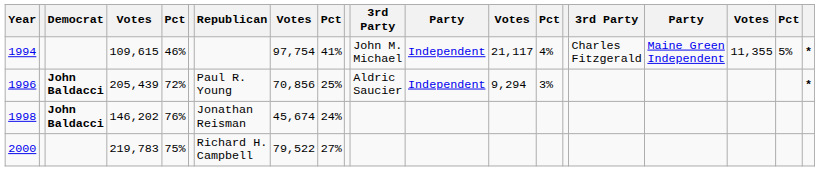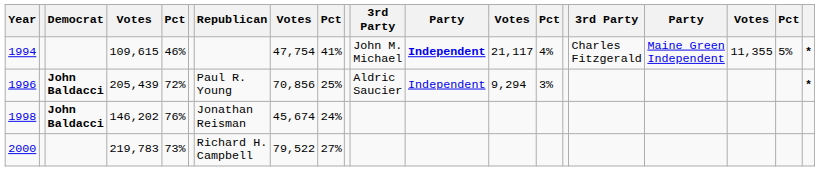(294, 53) 97,754 -> (294, 53) 47,754
(447, 53) normal -> (447, 53) bold
(175, 150) 75% -> (175, 150) 73%
